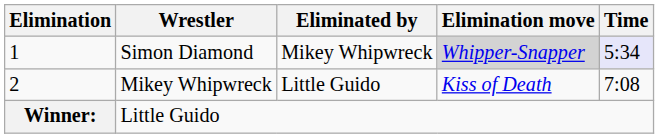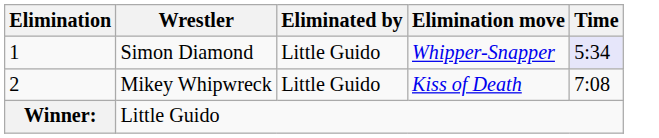(357, 52) Mikey Whipwreck -> (331, 52) Little Guido
(513, 52) lightgrey background -> (483, 52) no background
